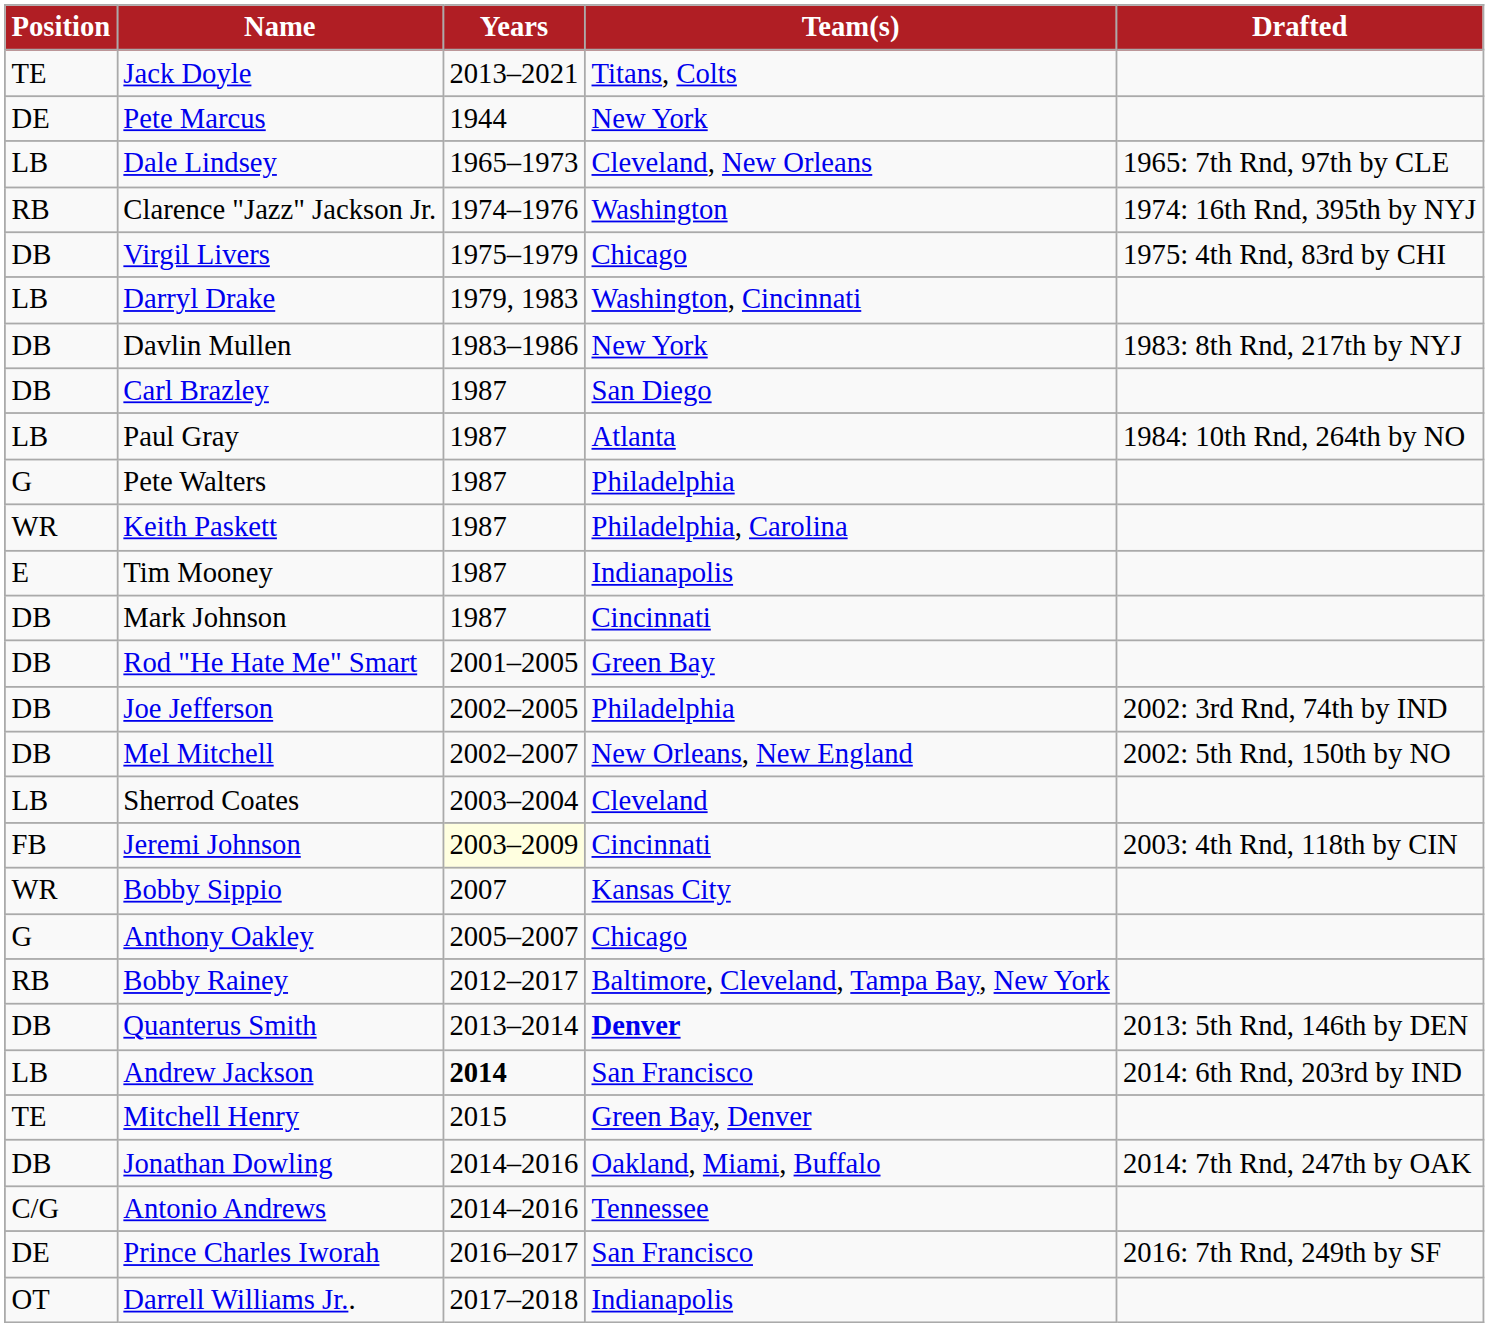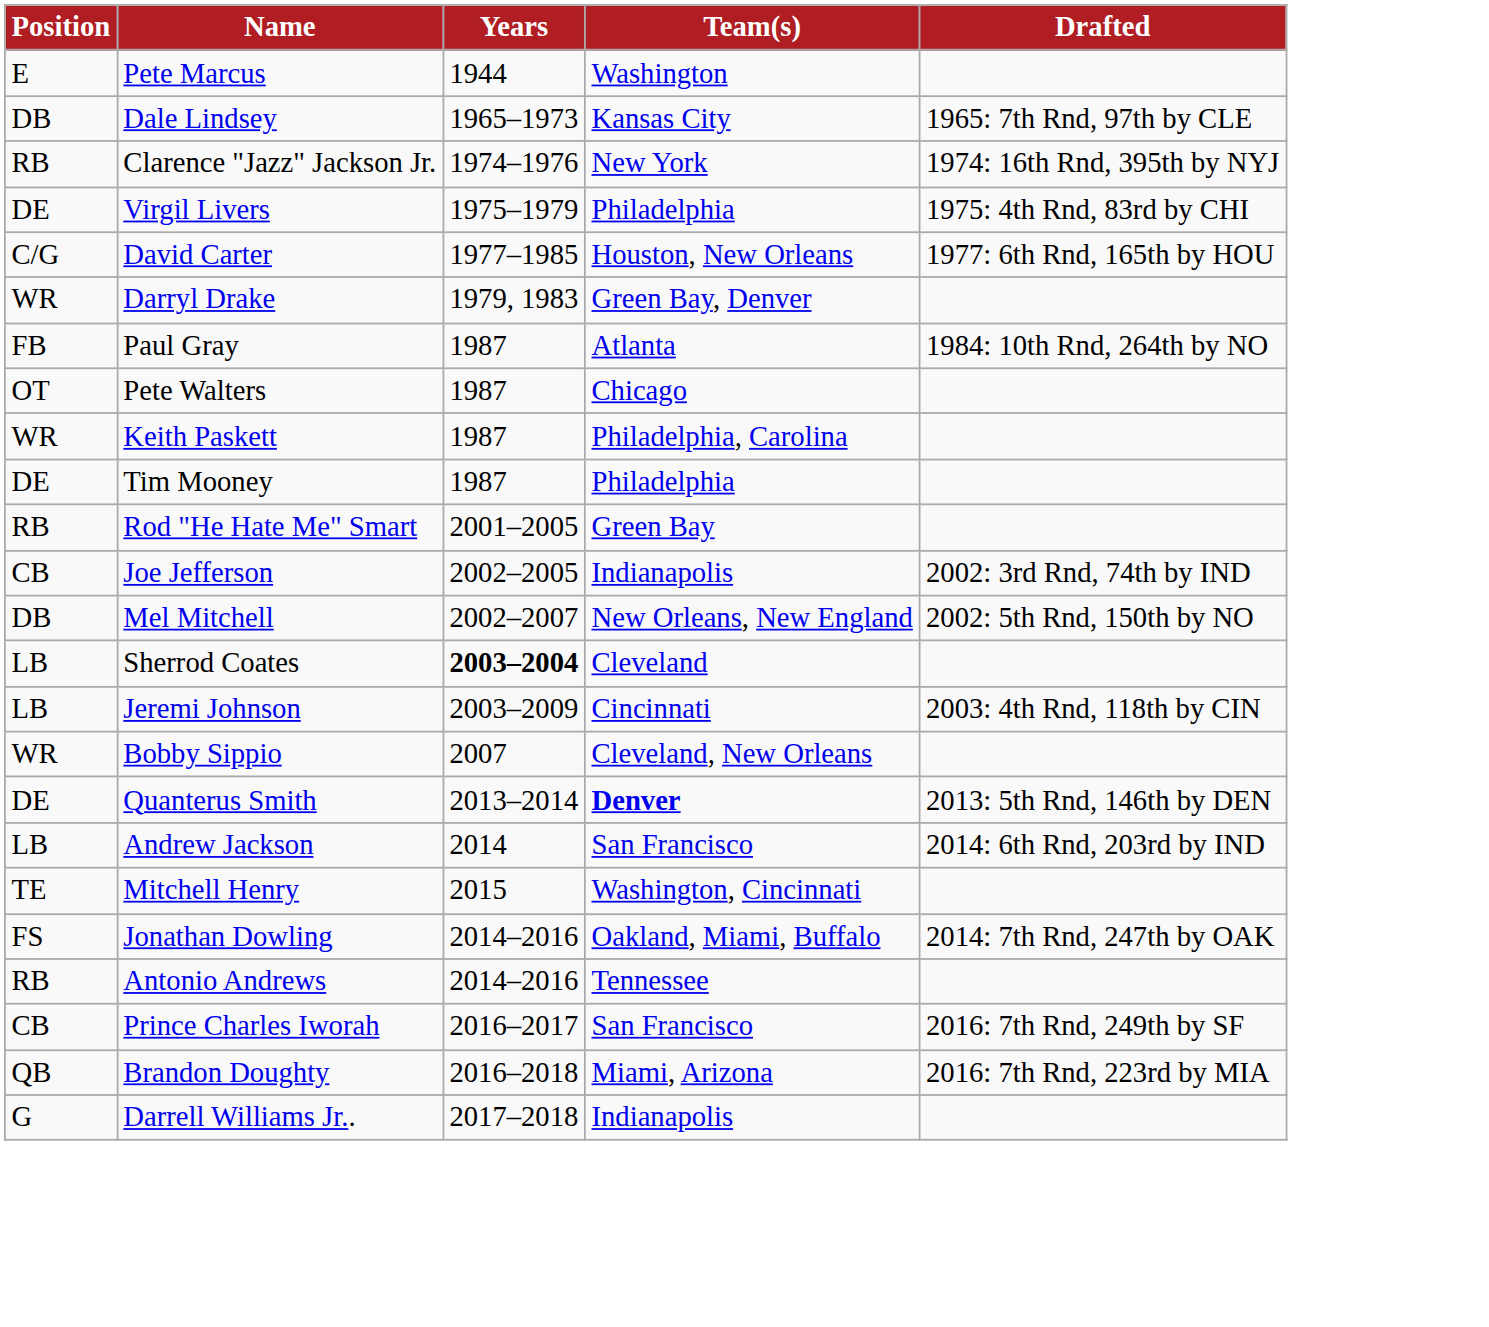- row: (187, 72)
(31, 118) DE -> (20, 72) E
(650, 118) New York -> (660, 72) Washington
(30, 163) LB -> (31, 118) DB
(732, 163) Cleveland, New Orleans -> (661, 118) Kansas City
(660, 208) Washington -> (650, 163) New York
(31, 254) DB -> (31, 208) DE
(639, 254) Chicago -> (663, 208) Philadelphia
+ row: (198, 254)
(30, 299) LB -> (35, 299) WR
(726, 299) Washington, Cincinnati -> (702, 299) Green Bay, Denver
- row: (207, 345)
- row: (196, 390)
(30, 436) LB -> (29, 345) FB
(22, 481) G -> (31, 390) OT
(663, 481) Philadelphia -> (639, 390) Chicago
(20, 572) E -> (31, 481) DE
(662, 572) Indianapolis -> (663, 481) Philadelphia
- row: (205, 617)
(31, 663) DB -> (31, 526) RB
(31, 708) DB -> (31, 572) CB
(663, 708) Philadelphia -> (662, 572) Indianapolis
(514, 799) normal -> (514, 663) bold
(29, 844) FB -> (30, 708) LB
(514, 844) lightyellow background -> (514, 708) no background
(661, 890) Kansas City -> (732, 753) Cleveland, New Orleans
- row: (218, 935)
- row: (206, 981)
(31, 1026) DB -> (31, 799) DE
(478, 1071) bold -> (478, 844) normal
(702, 1117) Green Bay, Denver -> (726, 890) Washington, Cincinnati
(31, 1162) DB -> (27, 935) FS
(35, 1208) C/G -> (31, 981) RB
(31, 1253) DE -> (31, 1026) CB
+ row: (226, 1071)
(31, 1299) OT -> (22, 1117) G
